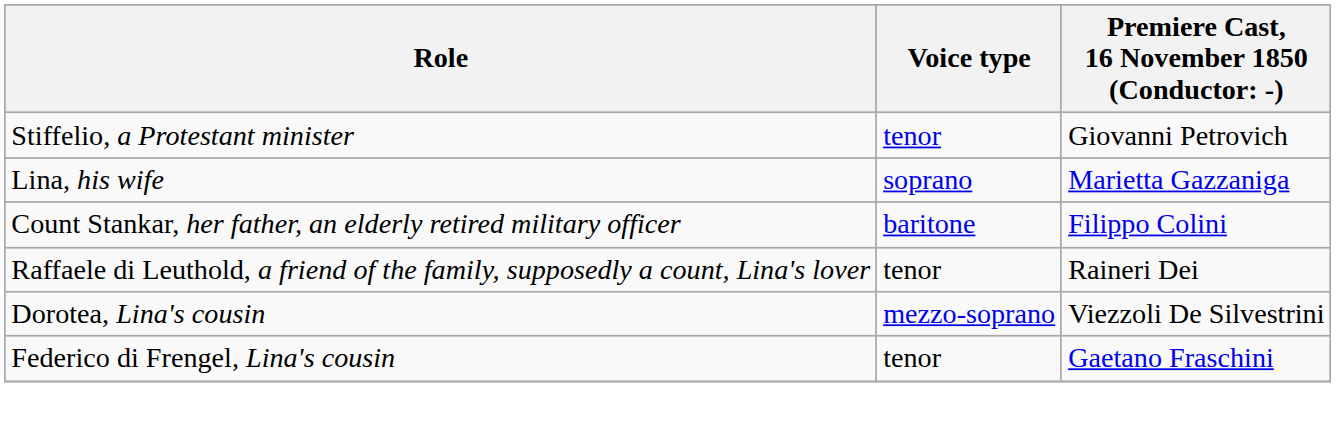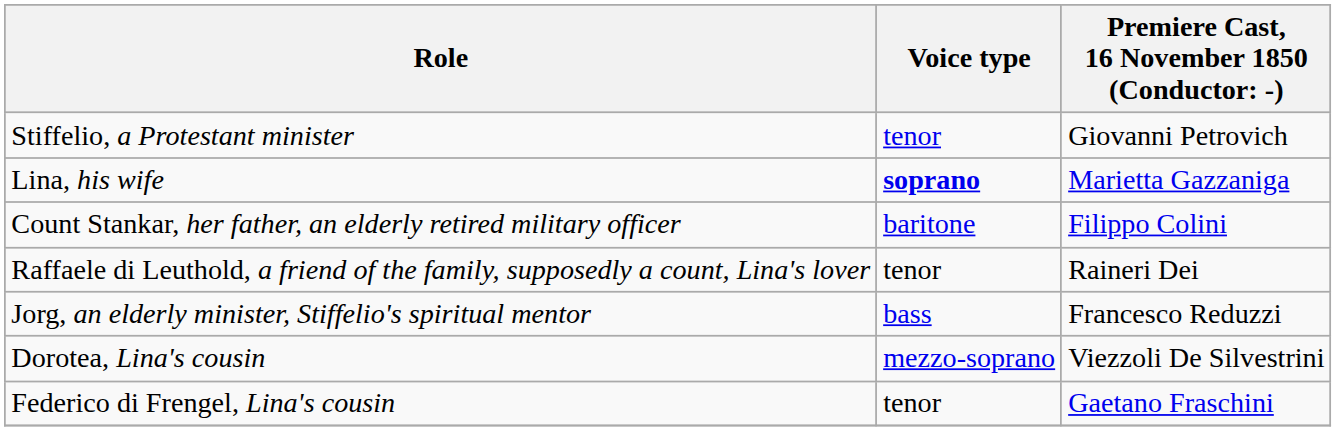(928, 179) normal -> (932, 179) bold
+ row: (301, 313)
